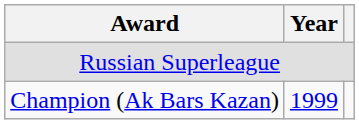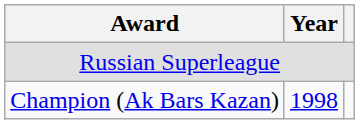(314, 99) 1999 -> (314, 99) 1998
